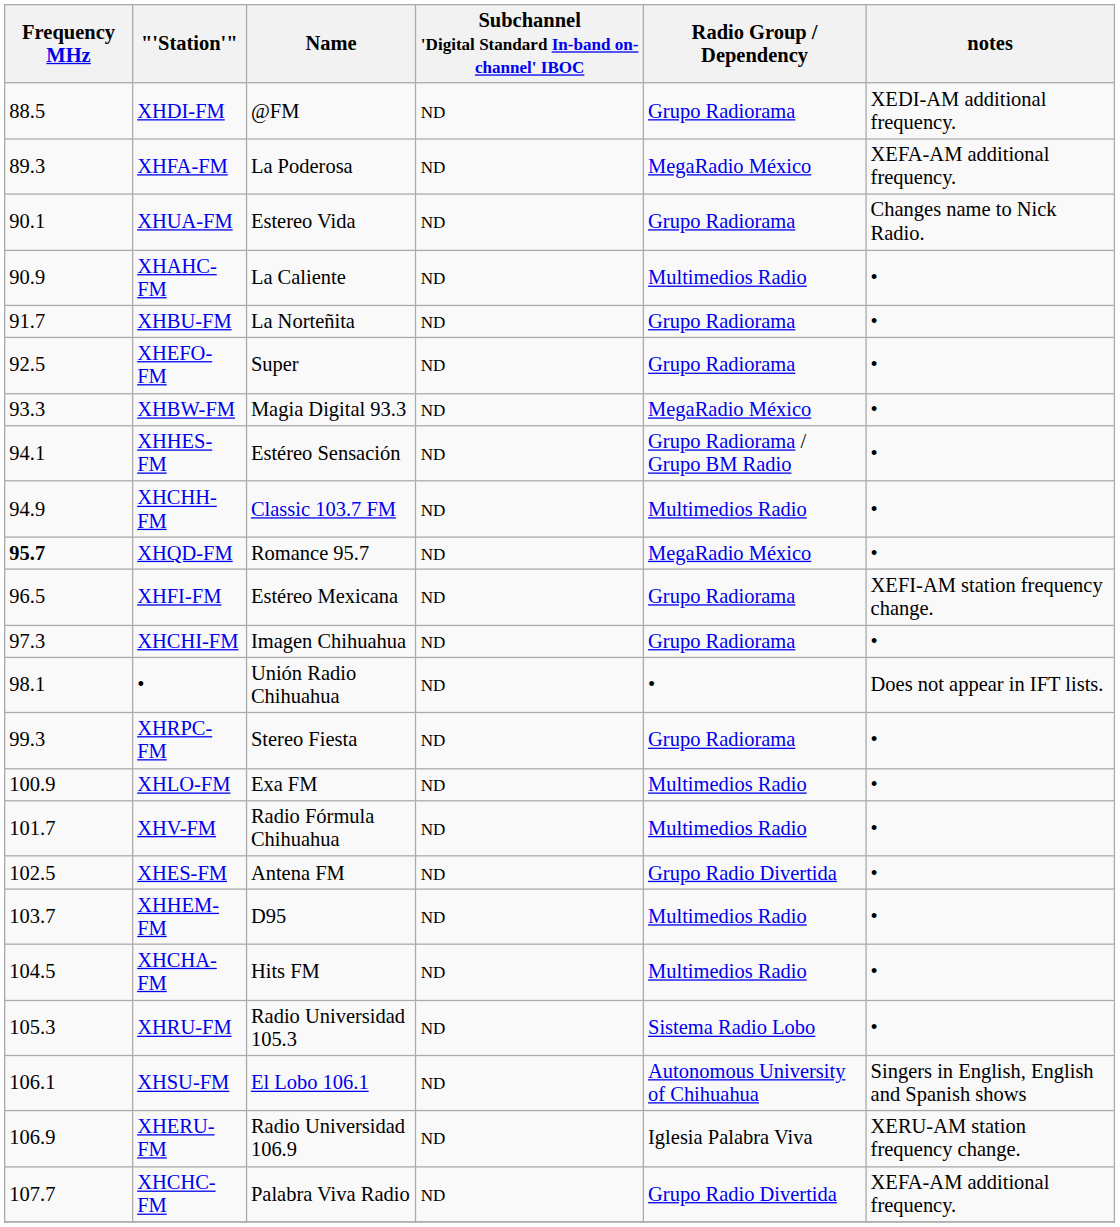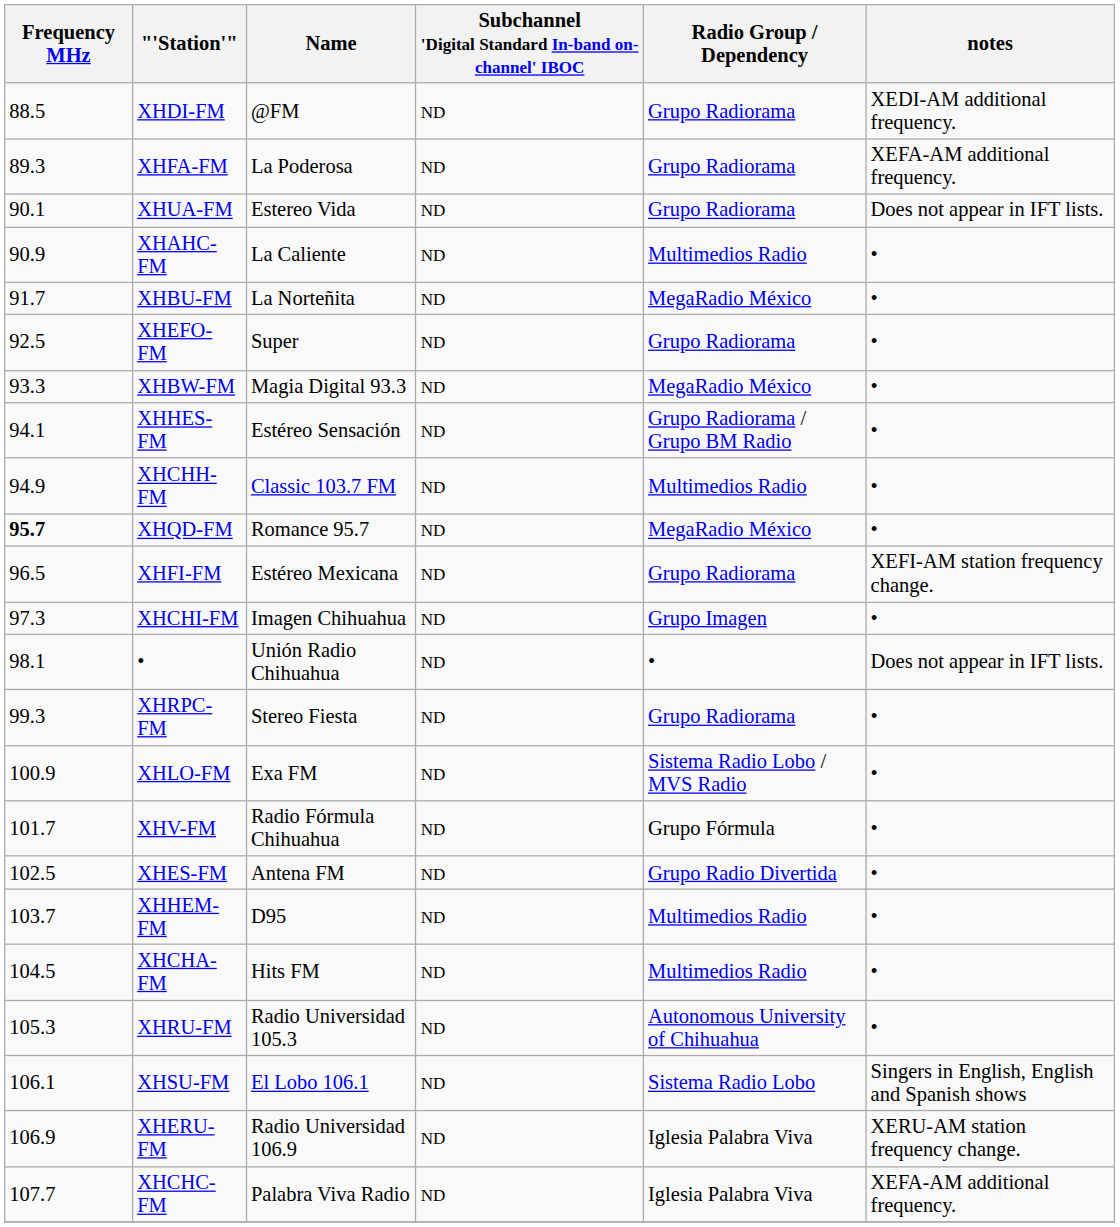(730, 166) MegaRadio México -> (722, 166) Grupo Radiorama
(964, 221) Changes name to Nick Radio. -> (987, 210) Does not appear in IFT lists.
(722, 321) Grupo Radiorama -> (730, 298) MegaRadio México
(722, 640) Grupo Radiorama -> (707, 617) Grupo Imagen
(727, 784) Multimedios Radio -> (737, 772) Sistema Radio Lobo / MVS Radio
(727, 828) Multimedios Radio -> (711, 828) Grupo Fórmula
(732, 1027) Sistema Radio Lobo -> (747, 1027) Autonomous University of Chihuahua
(747, 1082) Autonomous University of Chihuahua -> (732, 1082) Sistema Radio Lobo
(742, 1194) Grupo Radio Divertida -> (730, 1194) Iglesia Palabra Viva
